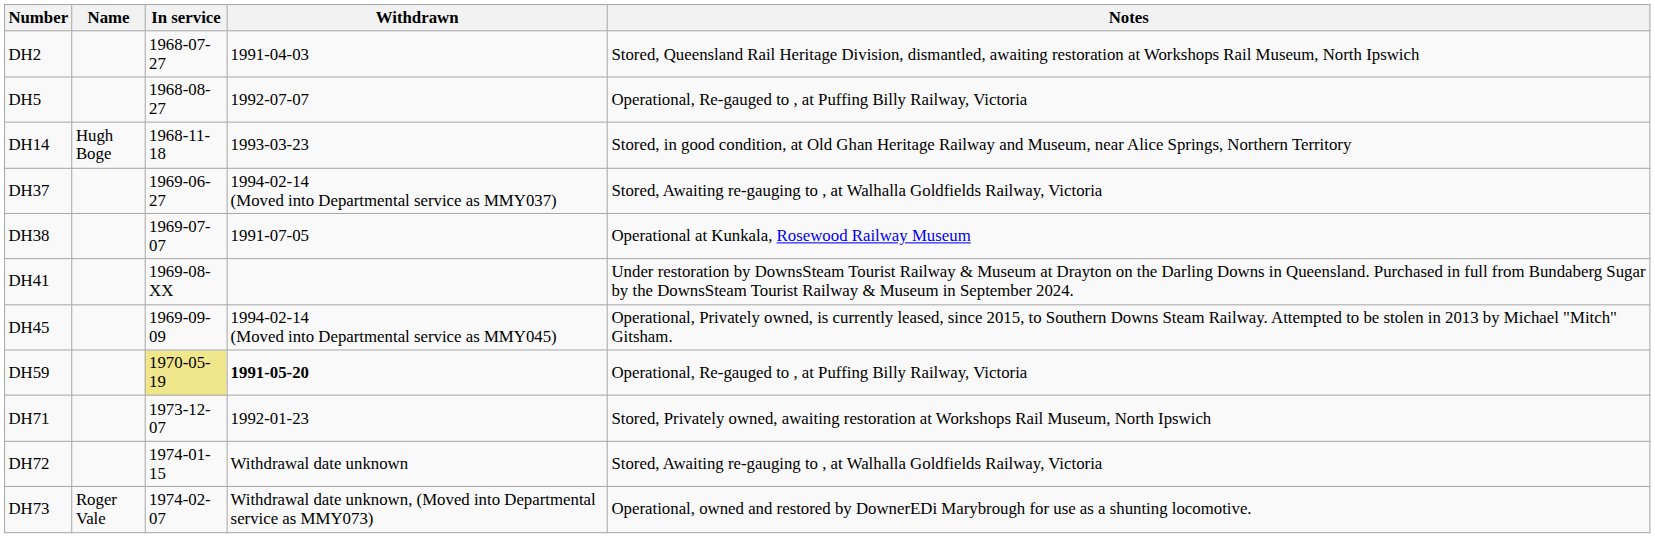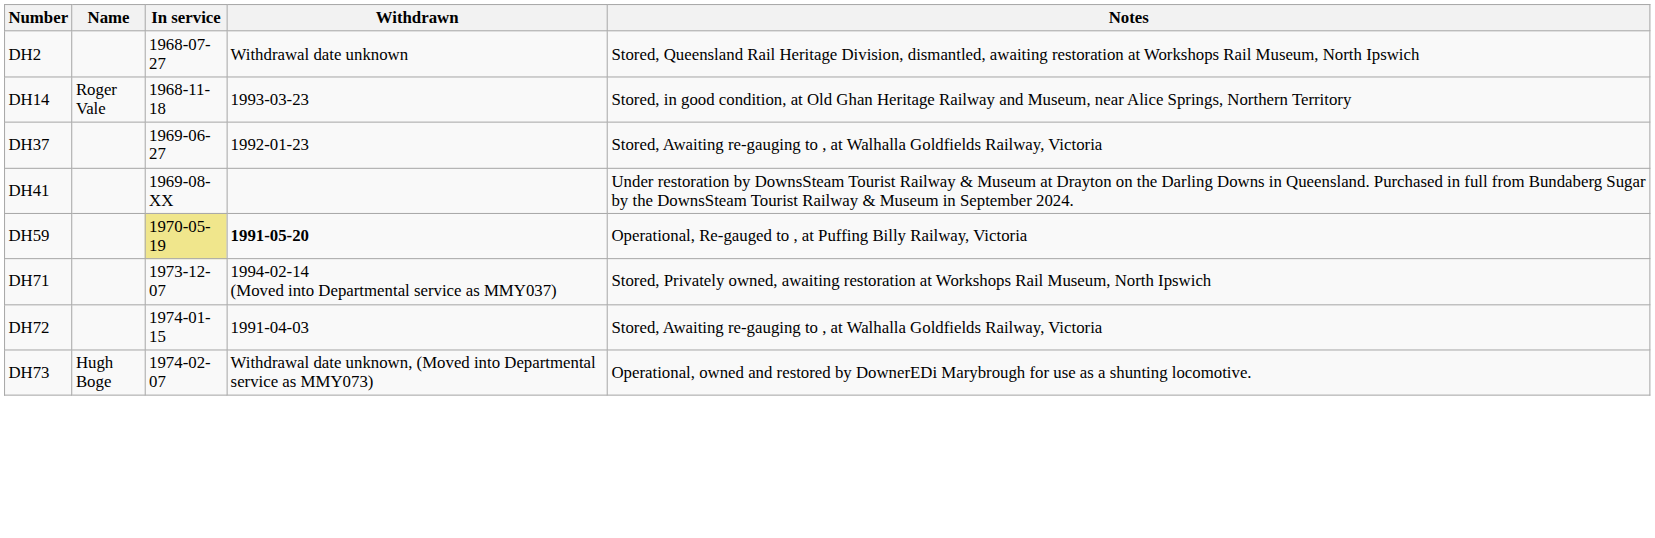(270, 53) 1991-04-03 -> (319, 53) Withdrawal date unknown
- row: (25, 99)
(95, 145) Hugh Boge -> (96, 99) Roger Vale
(394, 190) 1994-02-14 (Moved into Departmental service as MMY037) -> (270, 145) 1992-01-23
- row: (29, 236)
- row: (29, 327)
(270, 418) 1992-01-23 -> (394, 281) 1994-02-14 (Moved into Departmental service as MMY037)
(319, 463) Withdrawal date unknown -> (270, 327) 1991-04-03
(96, 509) Roger Vale -> (95, 372) Hugh Boge
